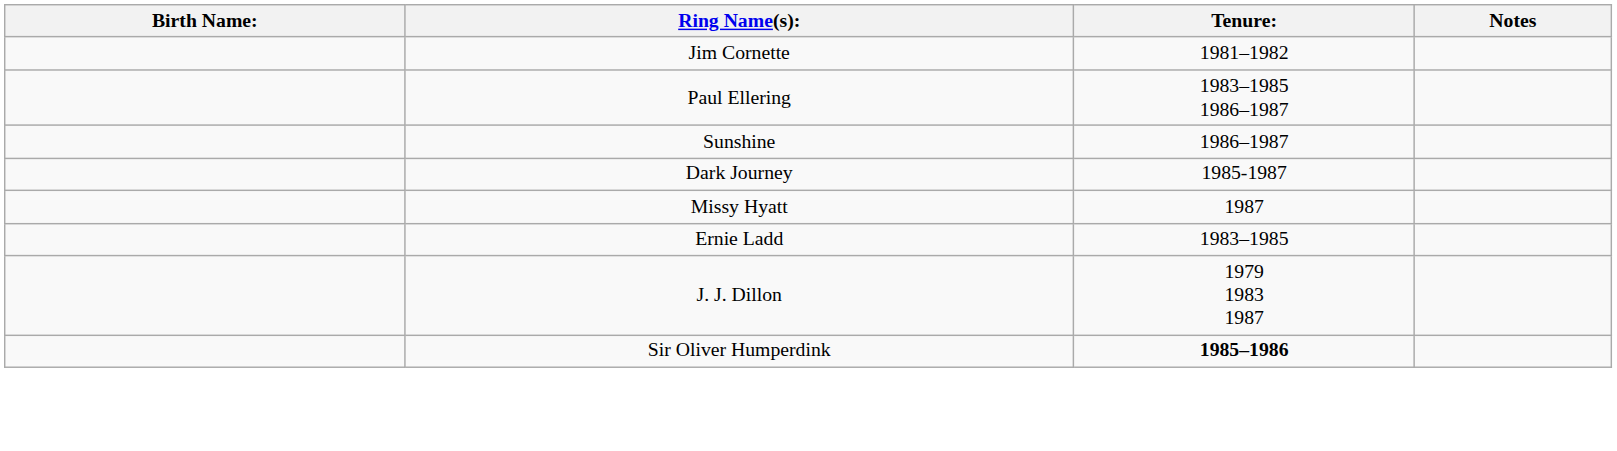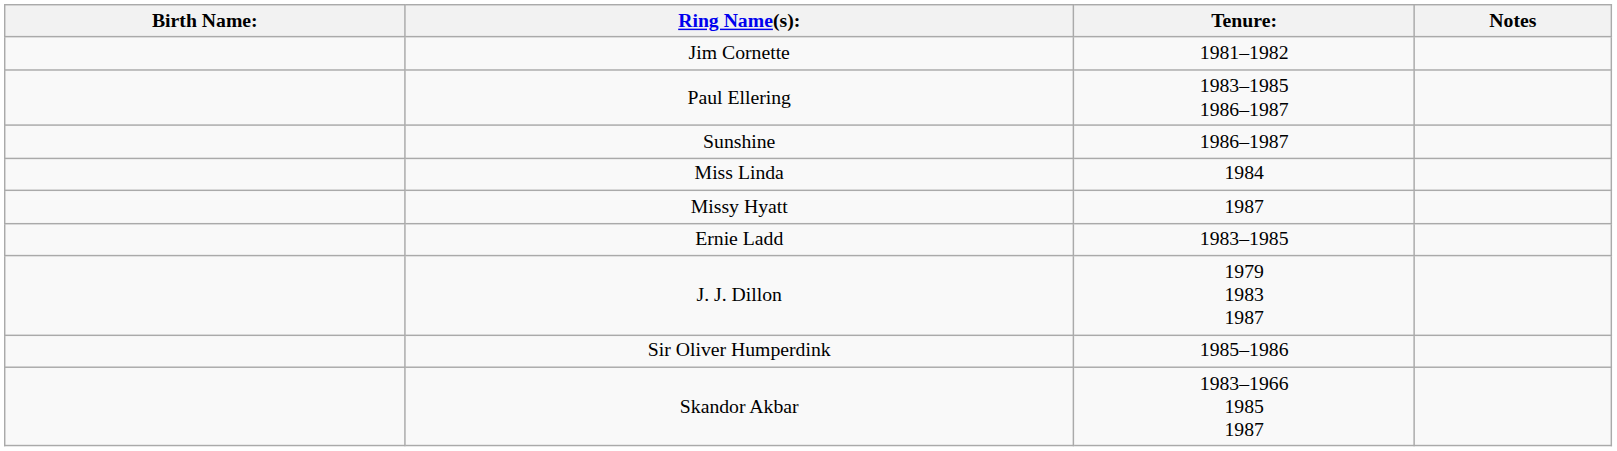- row: (739, 173)
+ row: (739, 173)
(1244, 350) bold -> (1244, 350) normal
+ row: (739, 405)
